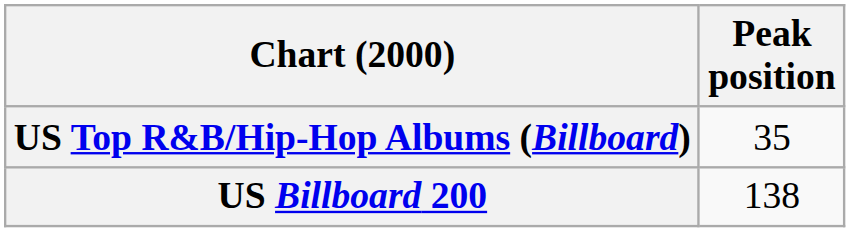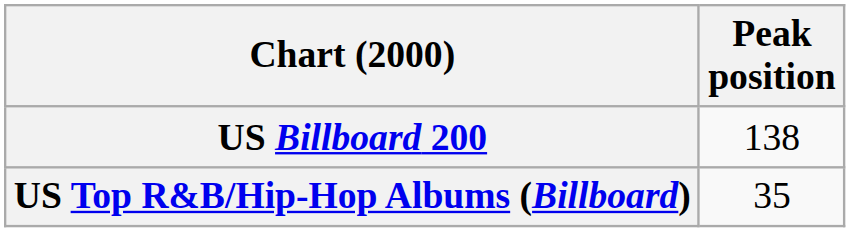rows swapped: (352, 195) <-> (352, 136)
